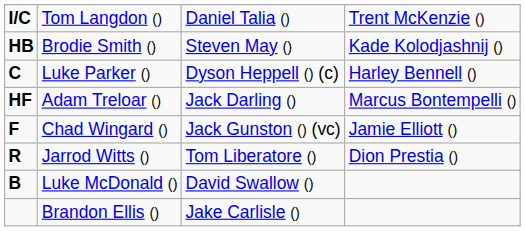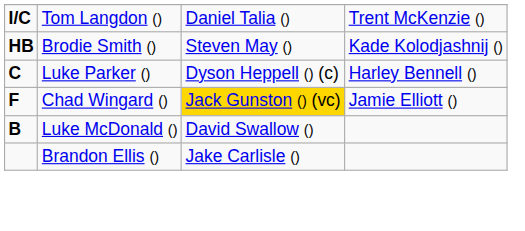- row: (101, 101)
(263, 128) no background -> (263, 101) gold background
- row: (96, 156)
